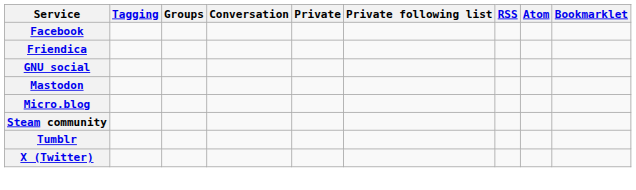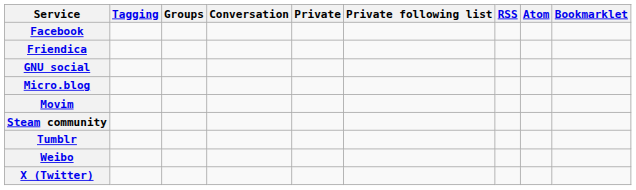- row: (57, 85)
+ row: (57, 103)
+ row: (57, 158)
